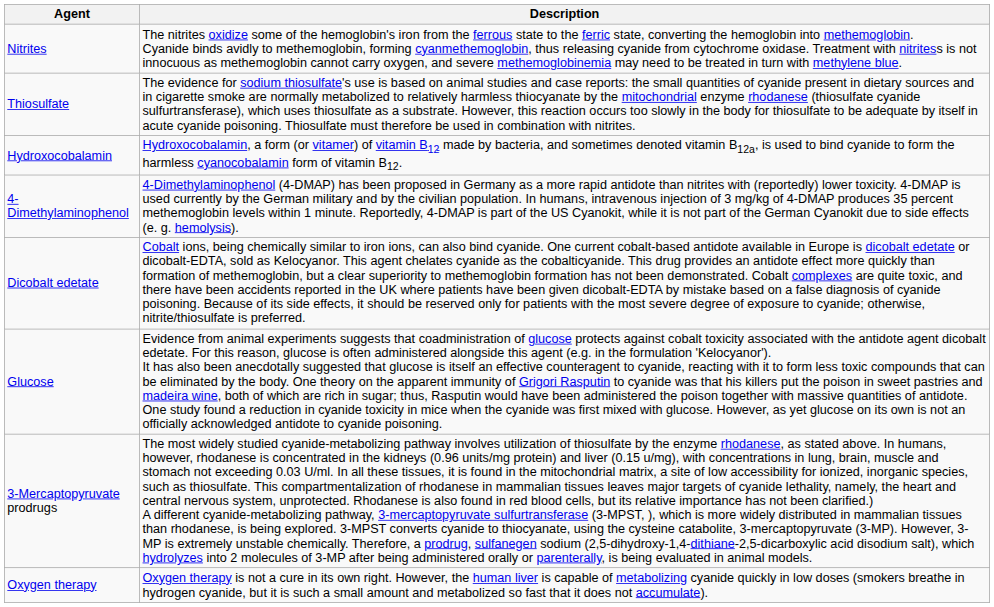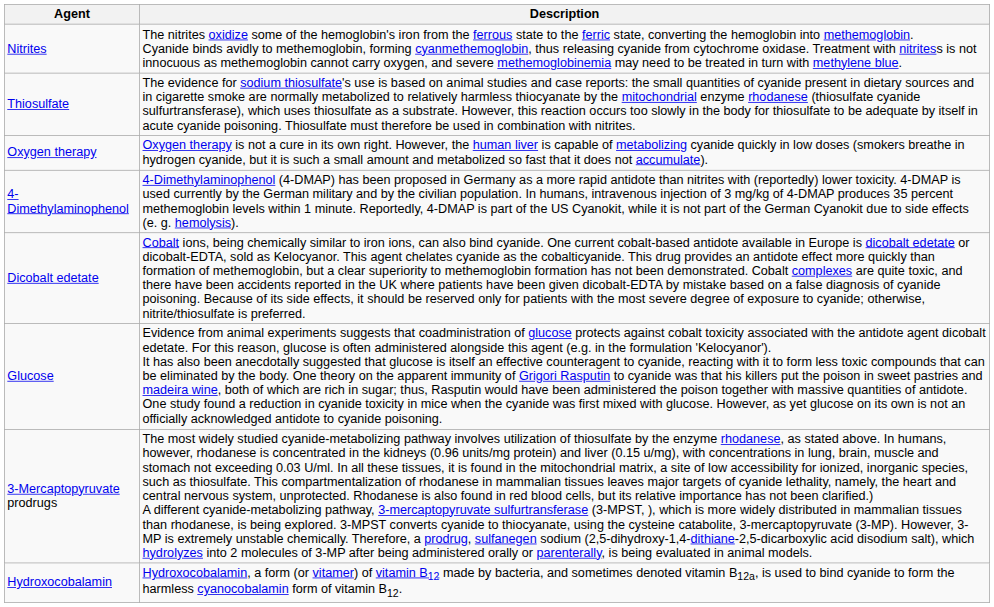rows swapped: (60, 155) <-> (52, 585)
